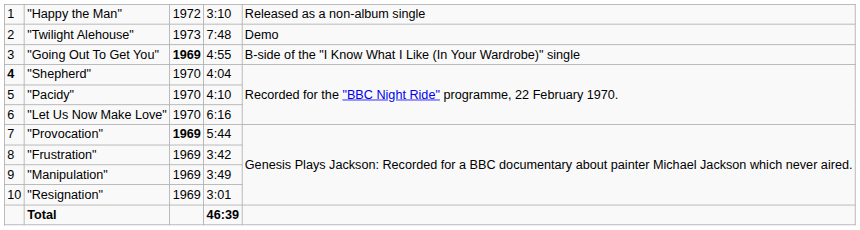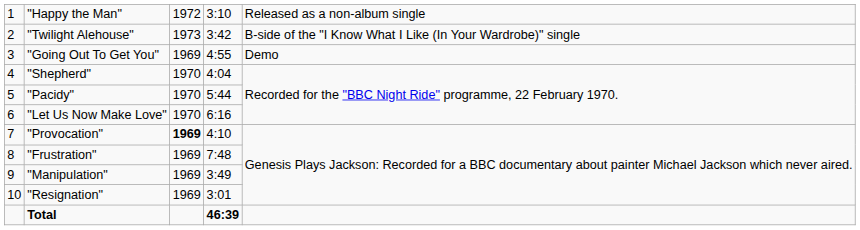(219, 34) 7:48 -> (219, 34) 3:42
(262, 34) Demo -> (412, 34) B-side of the "I Know What I Like (In Your Wardrobe)" single
(187, 54) bold -> (187, 54) normal
(412, 54) B-side of the "I Know What I Like (In Your Wardrobe)" single -> (262, 54) Demo
(11, 74) bold -> (11, 74) normal
(219, 94) 4:10 -> (219, 94) 5:44
(219, 134) 5:44 -> (219, 134) 4:10
(219, 154) 3:42 -> (219, 154) 7:48
